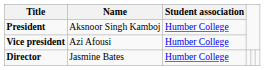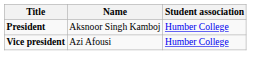- row: (24, 57)
